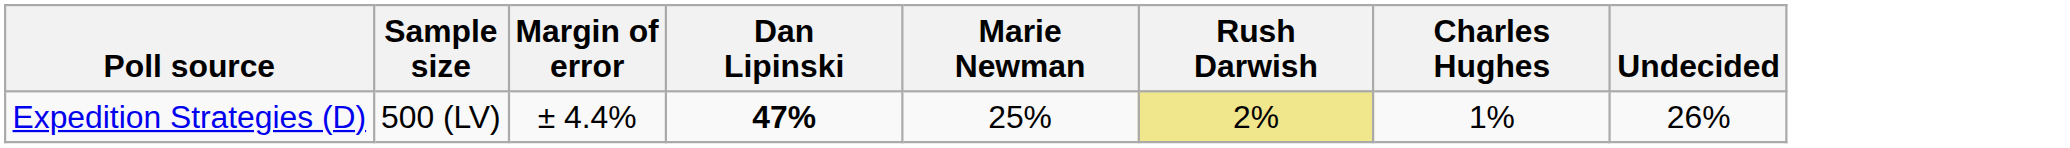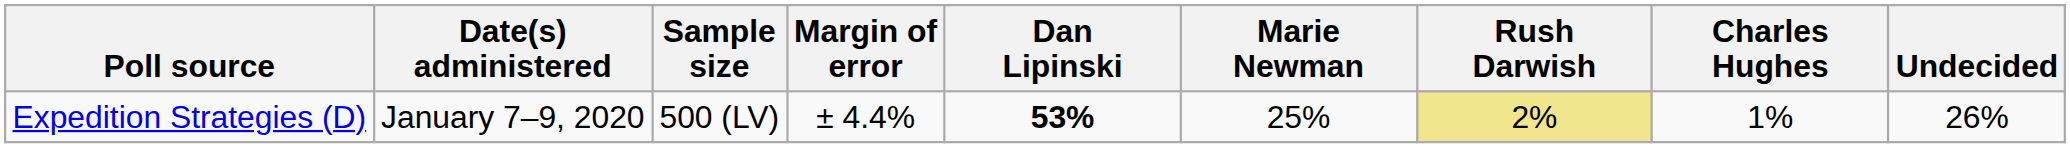+ column: (513, 48)
(784, 116) 47% -> (1063, 116) 53%
